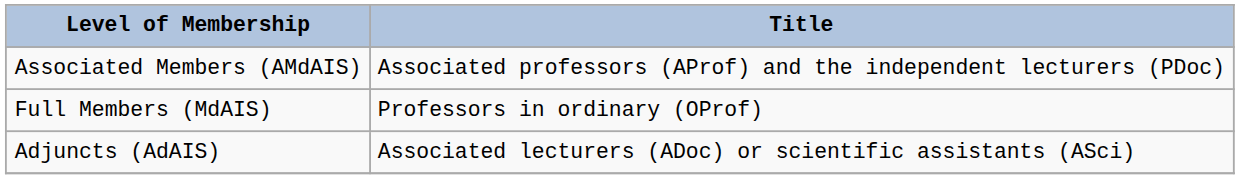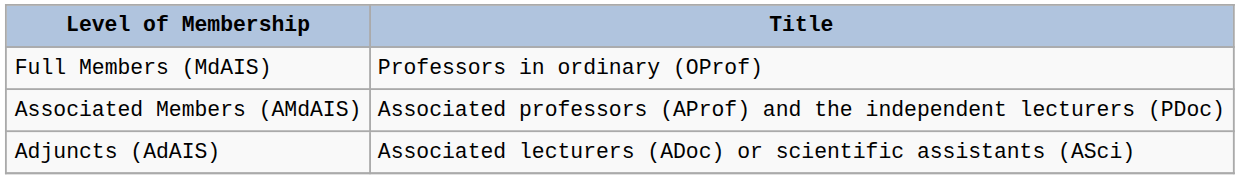rows swapped: (143, 110) <-> (188, 68)
